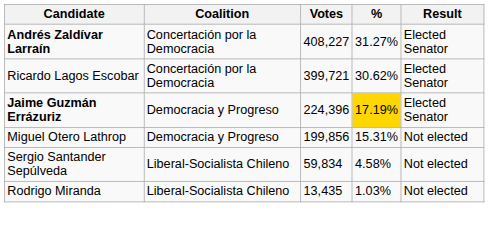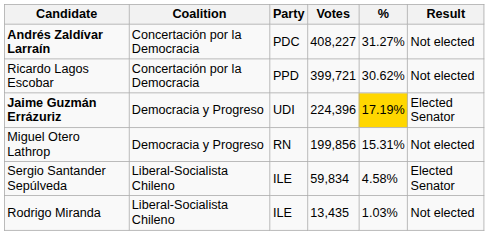+ column: (289, 14)
(426, 41) Elected Senator -> (443, 41) Not elected
(426, 75) Elected Senator -> (443, 75) Not elected
(436, 164) Not elected -> (433, 178) Elected Senator
